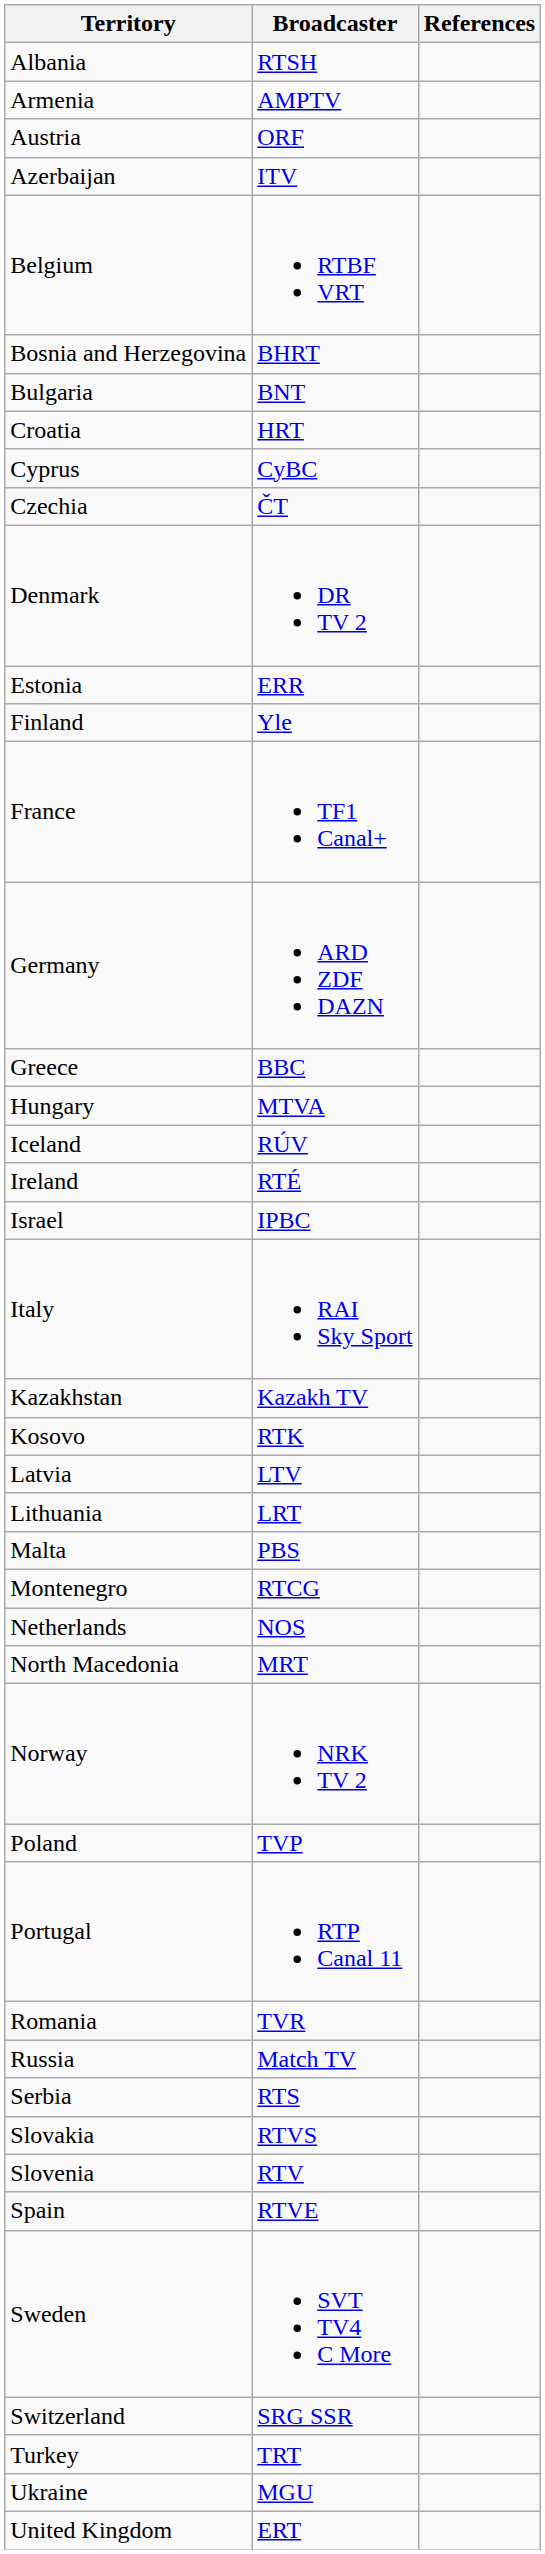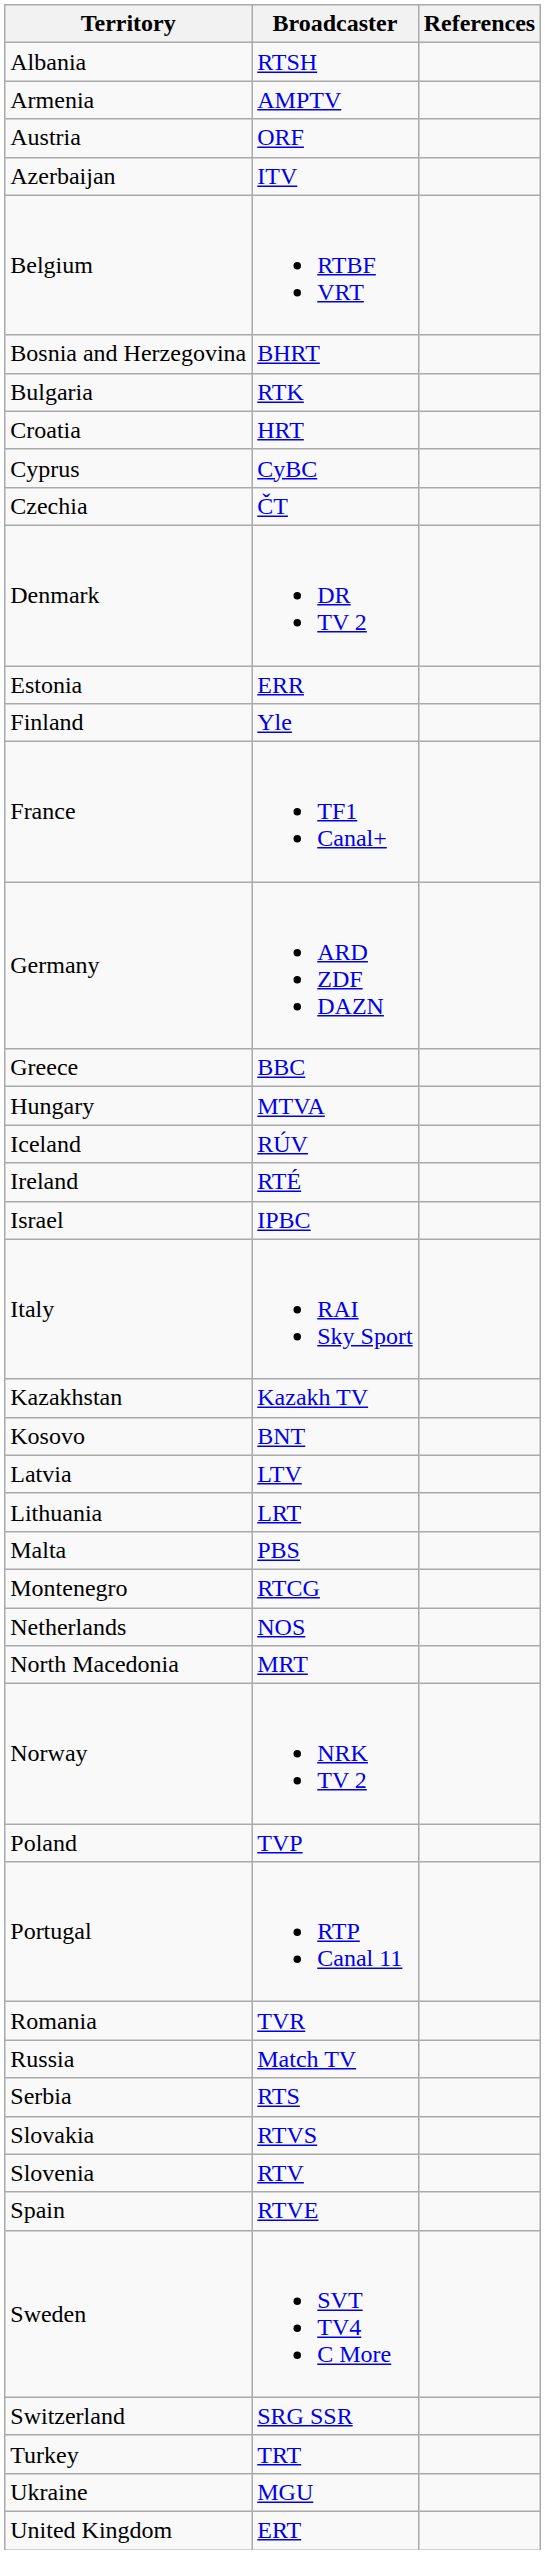(281, 391) BNT -> (281, 391) RTK
(281, 1435) RTK -> (281, 1435) BNT
